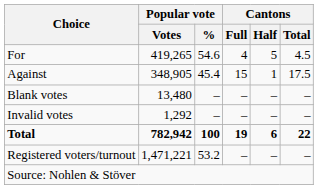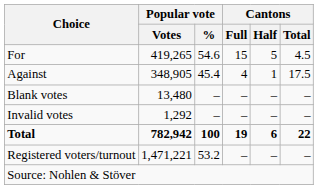(244, 54) 4 -> (241, 54) 15
(241, 74) 15 -> (244, 74) 4
